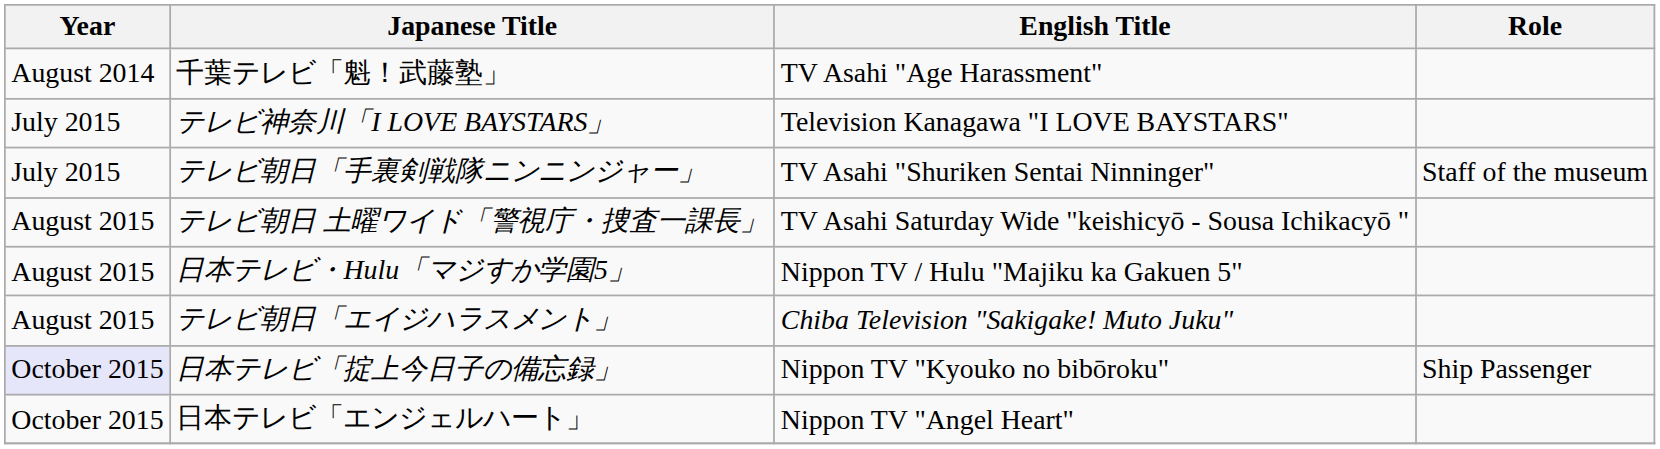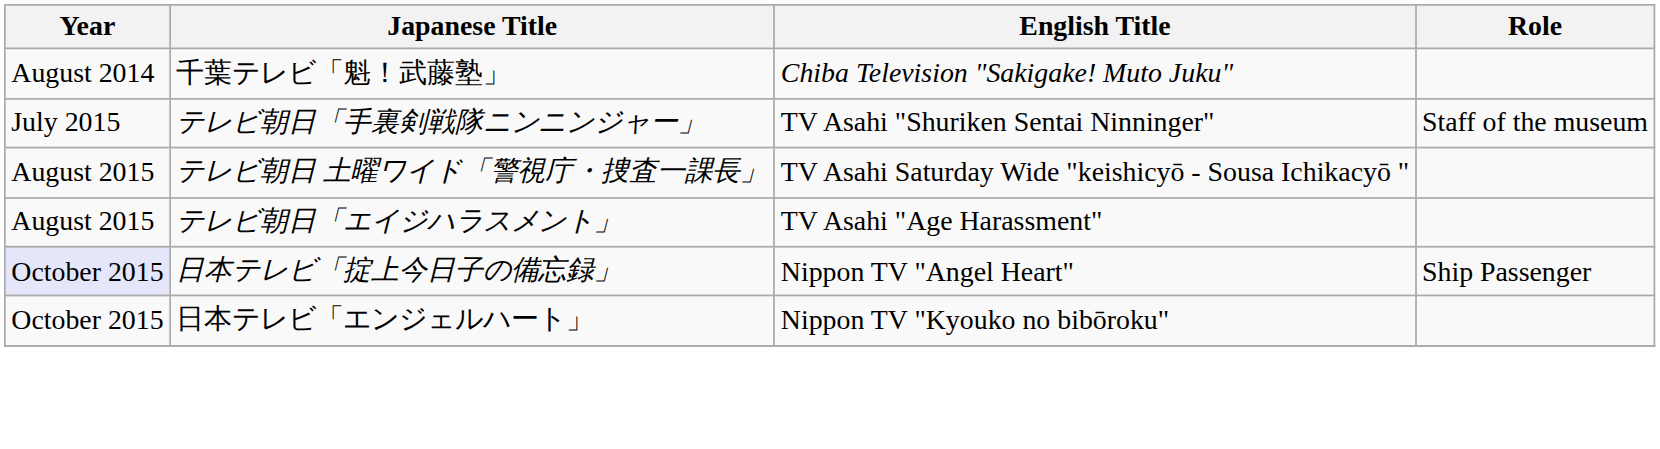(942, 73) TV Asahi "Age Harassment" -> (1007, 73) Chiba Television "Sakigake! Muto Juku"
- row: (396, 121)
- row: (406, 269)
(1007, 320) Chiba Television "Sakigake! Muto Juku" -> (942, 221) TV Asahi "Age Harassment"
(975, 369) Nippon TV "Kyouko no bibōroku" -> (927, 270) Nippon TV "Angel Heart"
(927, 418) Nippon TV "Angel Heart" -> (975, 320) Nippon TV "Kyouko no bibōroku"
